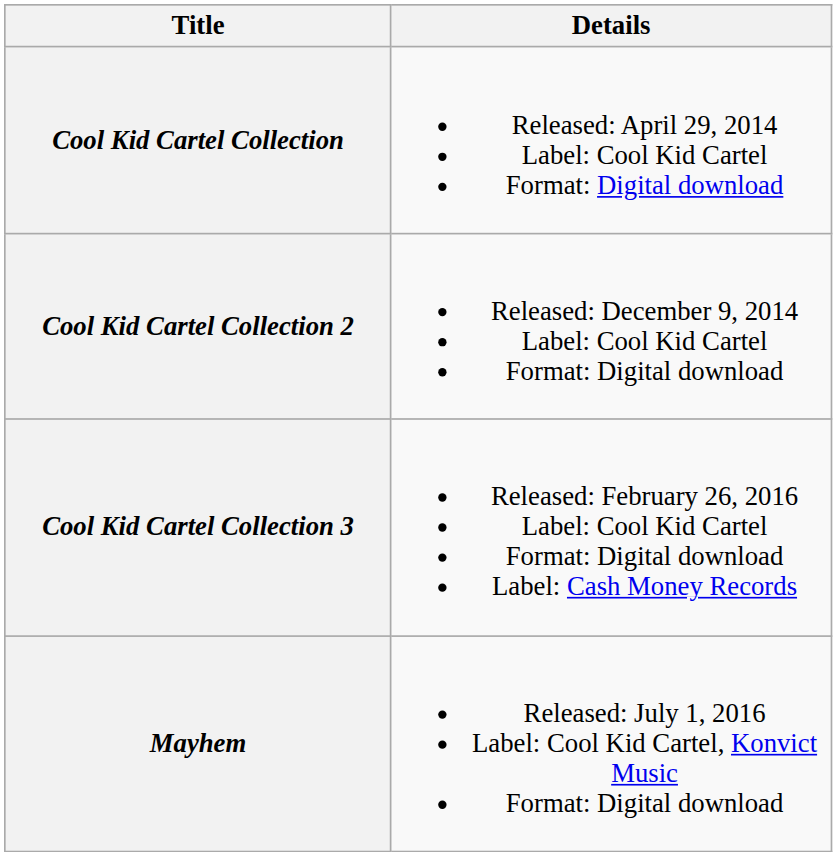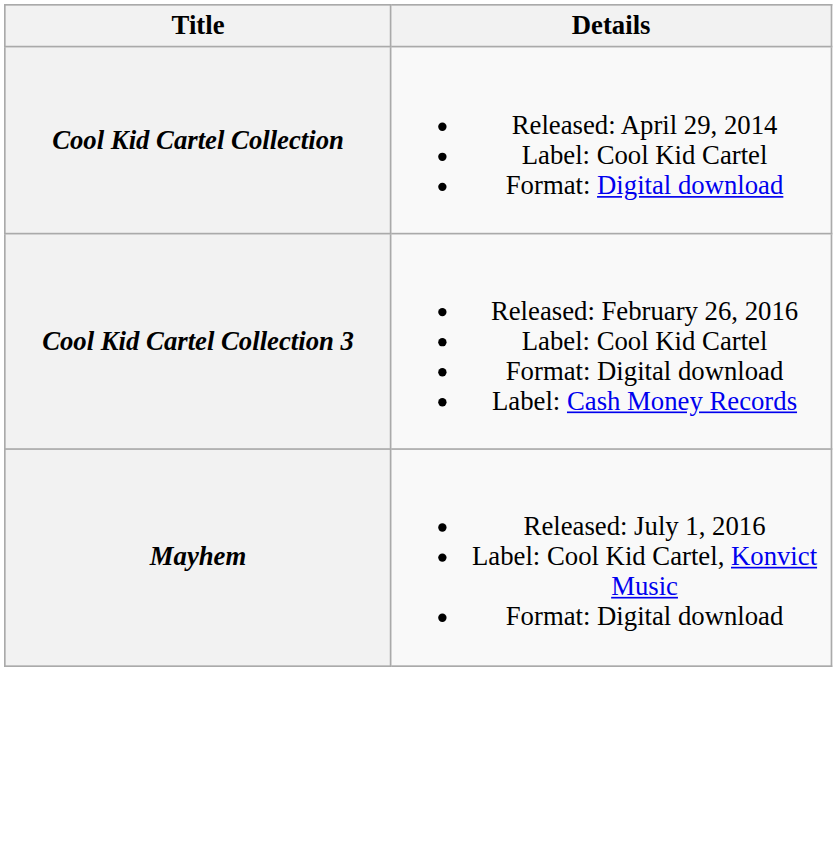- row: (198, 325)
